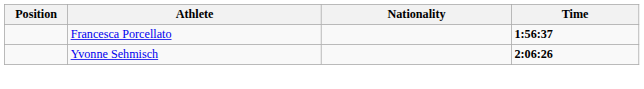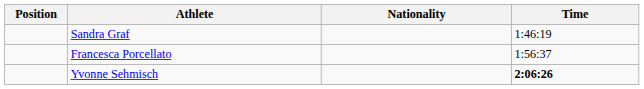+ row: (100, 34)
(534, 34) bold -> (533, 54) normal
